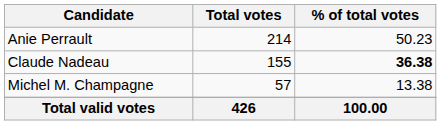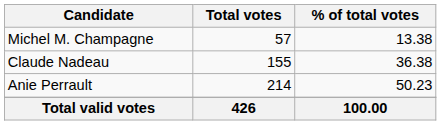rows swapped: (50, 39) <-> (81, 85)
(414, 62) bold -> (414, 62) normal
